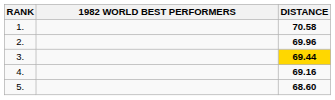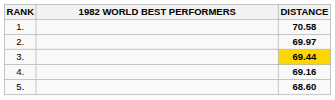(304, 42) 69.96 -> (304, 42) 69.97
